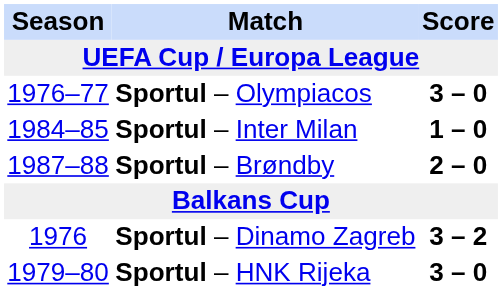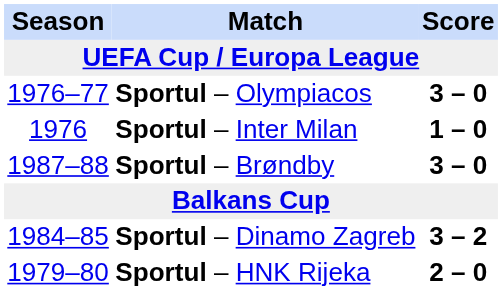(58, 129) 1984–85 -> (58, 129) 1976
(458, 165) 2 – 0 -> (458, 165) 3 – 0
(58, 236) 1976 -> (58, 236) 1984–85
(458, 272) 3 – 0 -> (458, 272) 2 – 0
